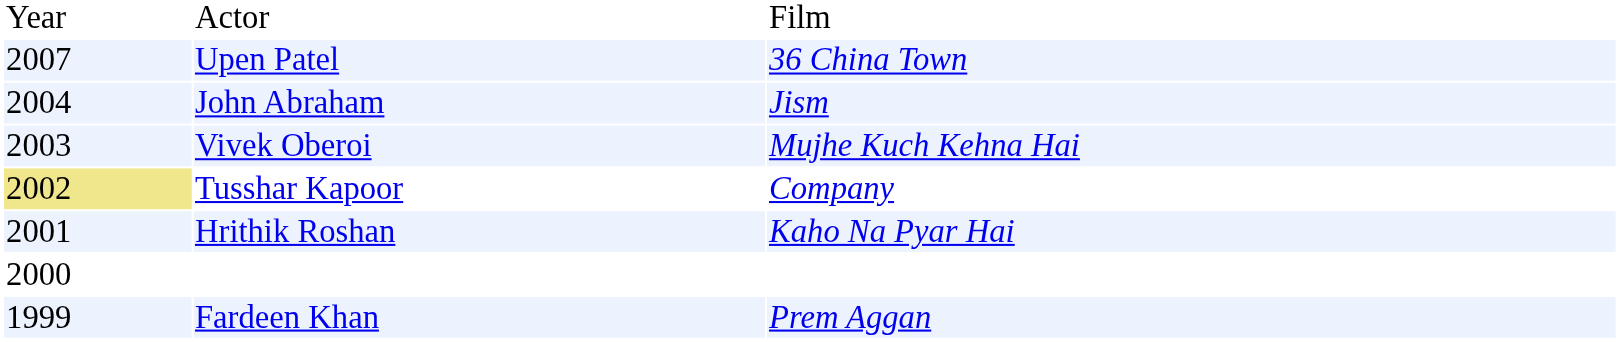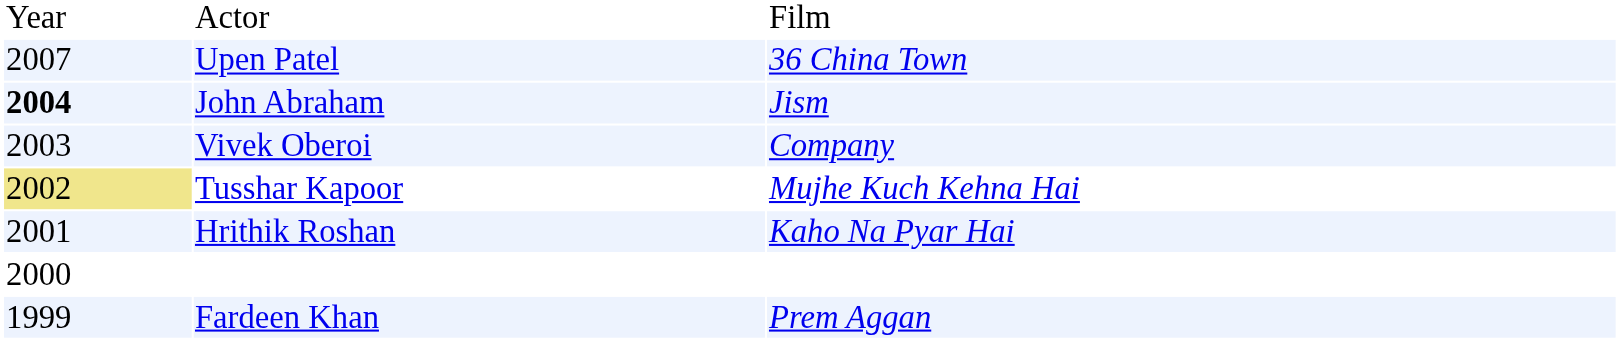(39, 102) normal -> (39, 102) bold
(924, 145) Mujhe Kuch Kehna Hai -> (832, 145) Company
(832, 188) Company -> (924, 188) Mujhe Kuch Kehna Hai
